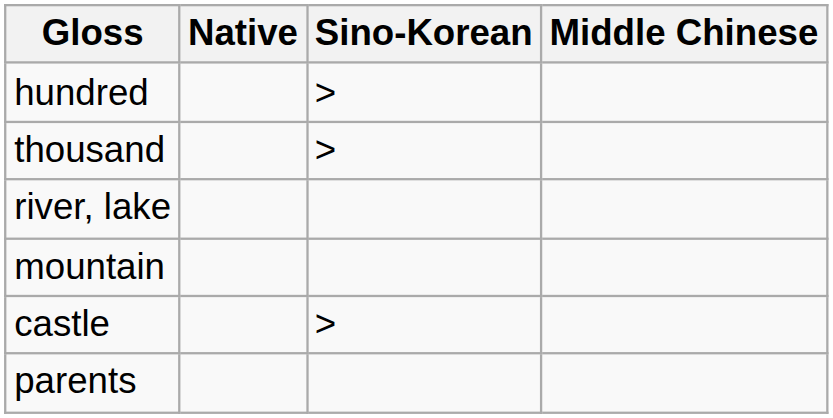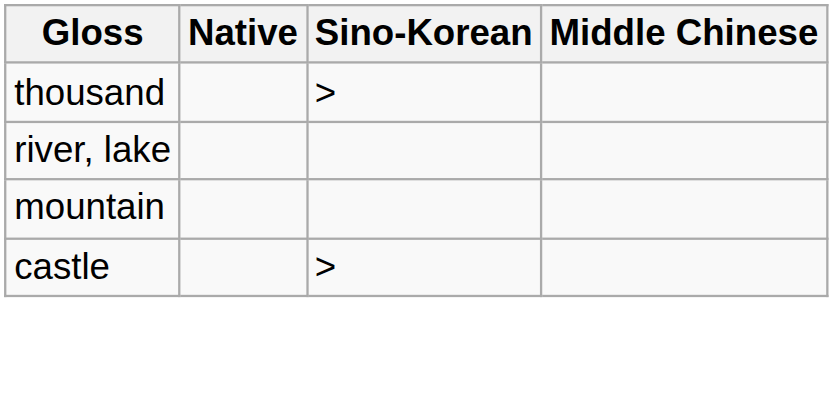- row: (81, 91)
- row: (75, 382)
